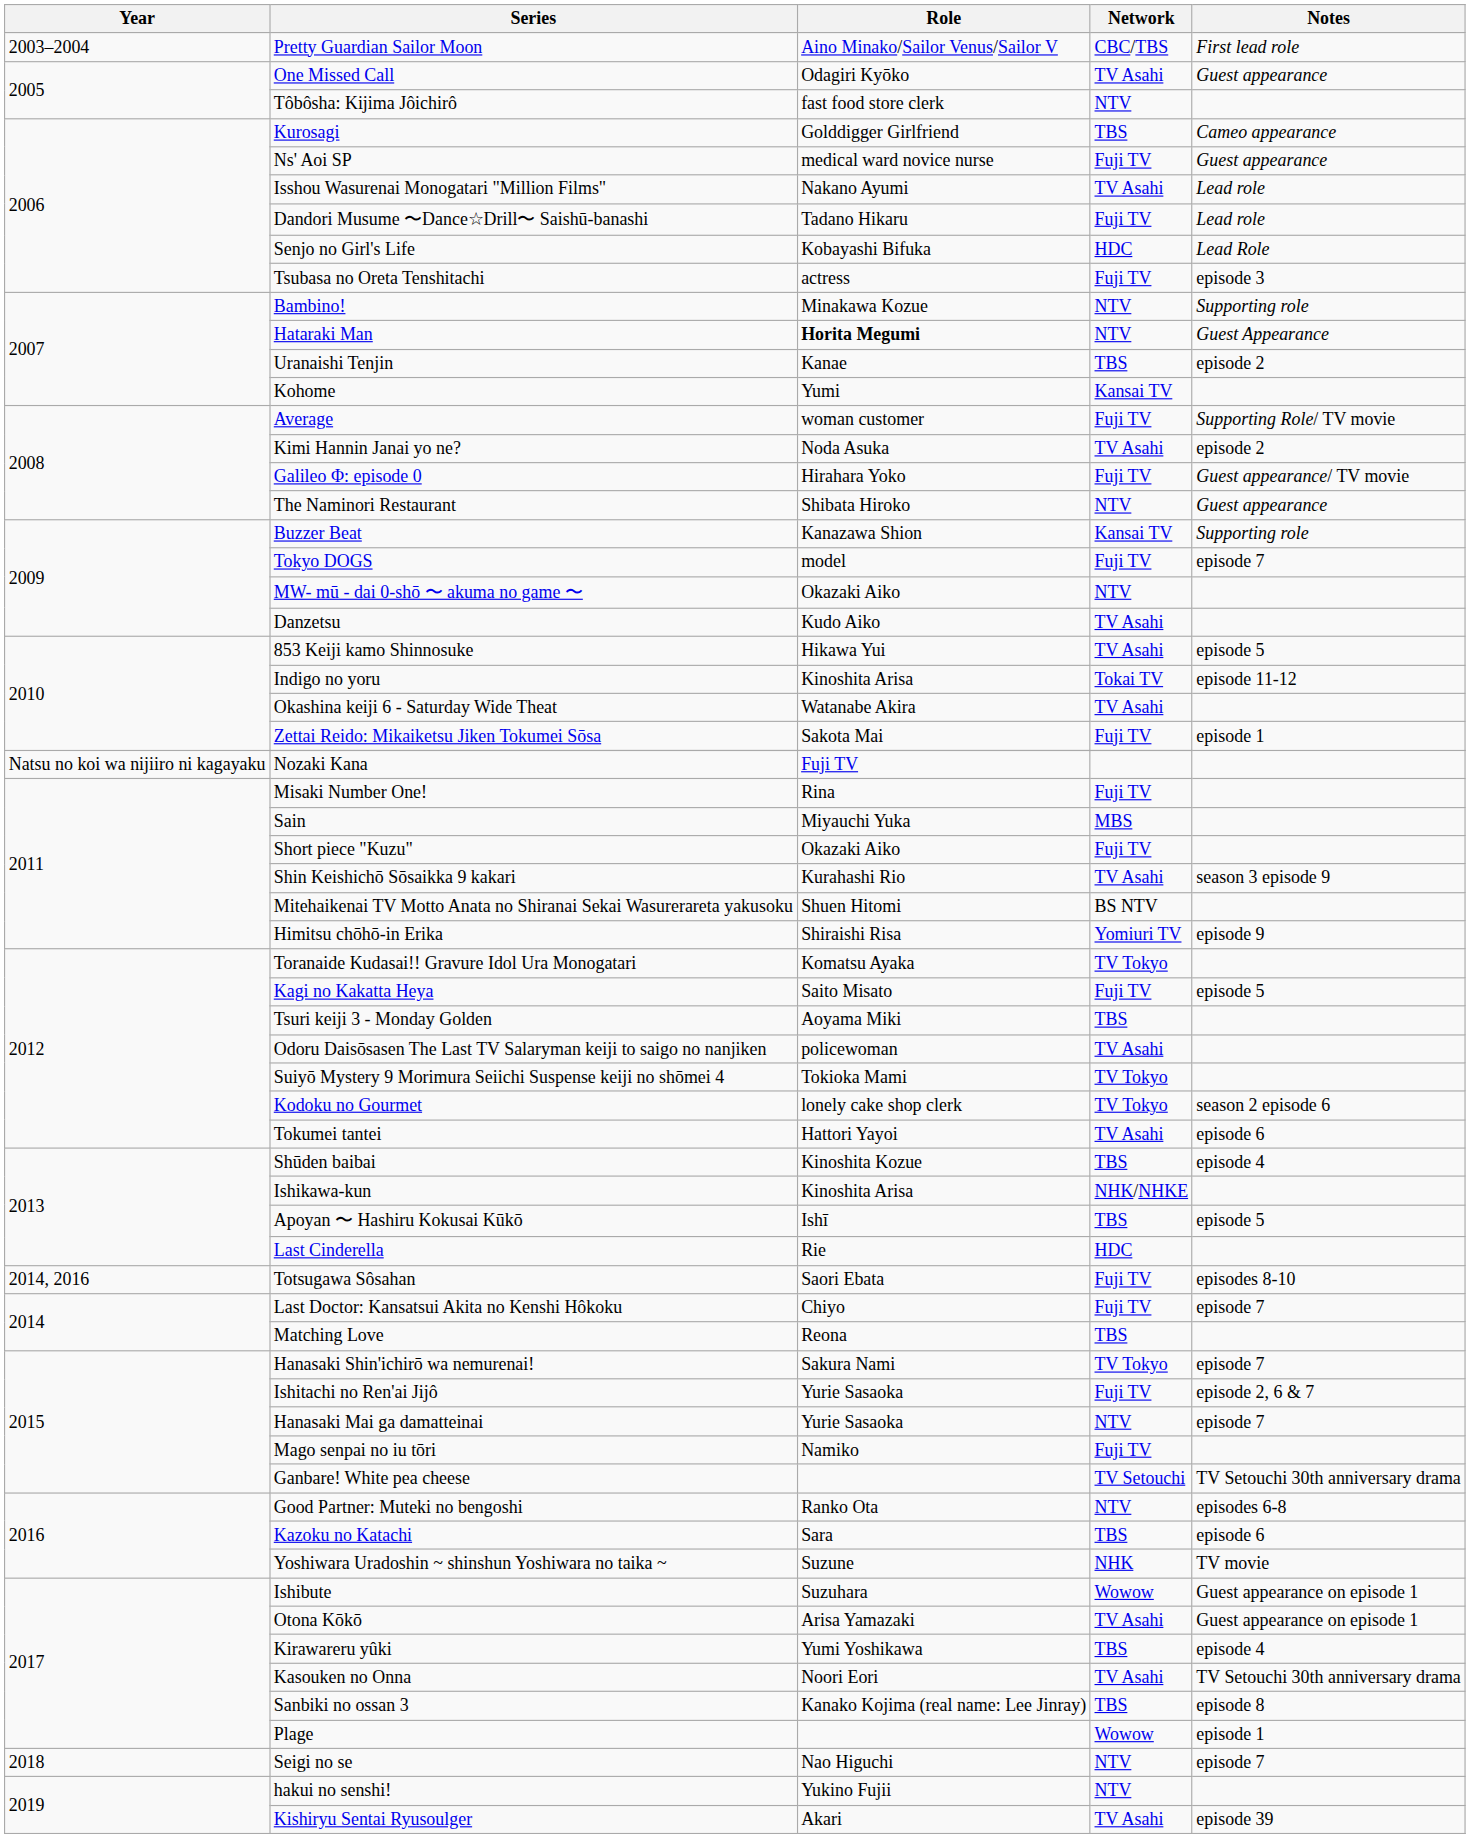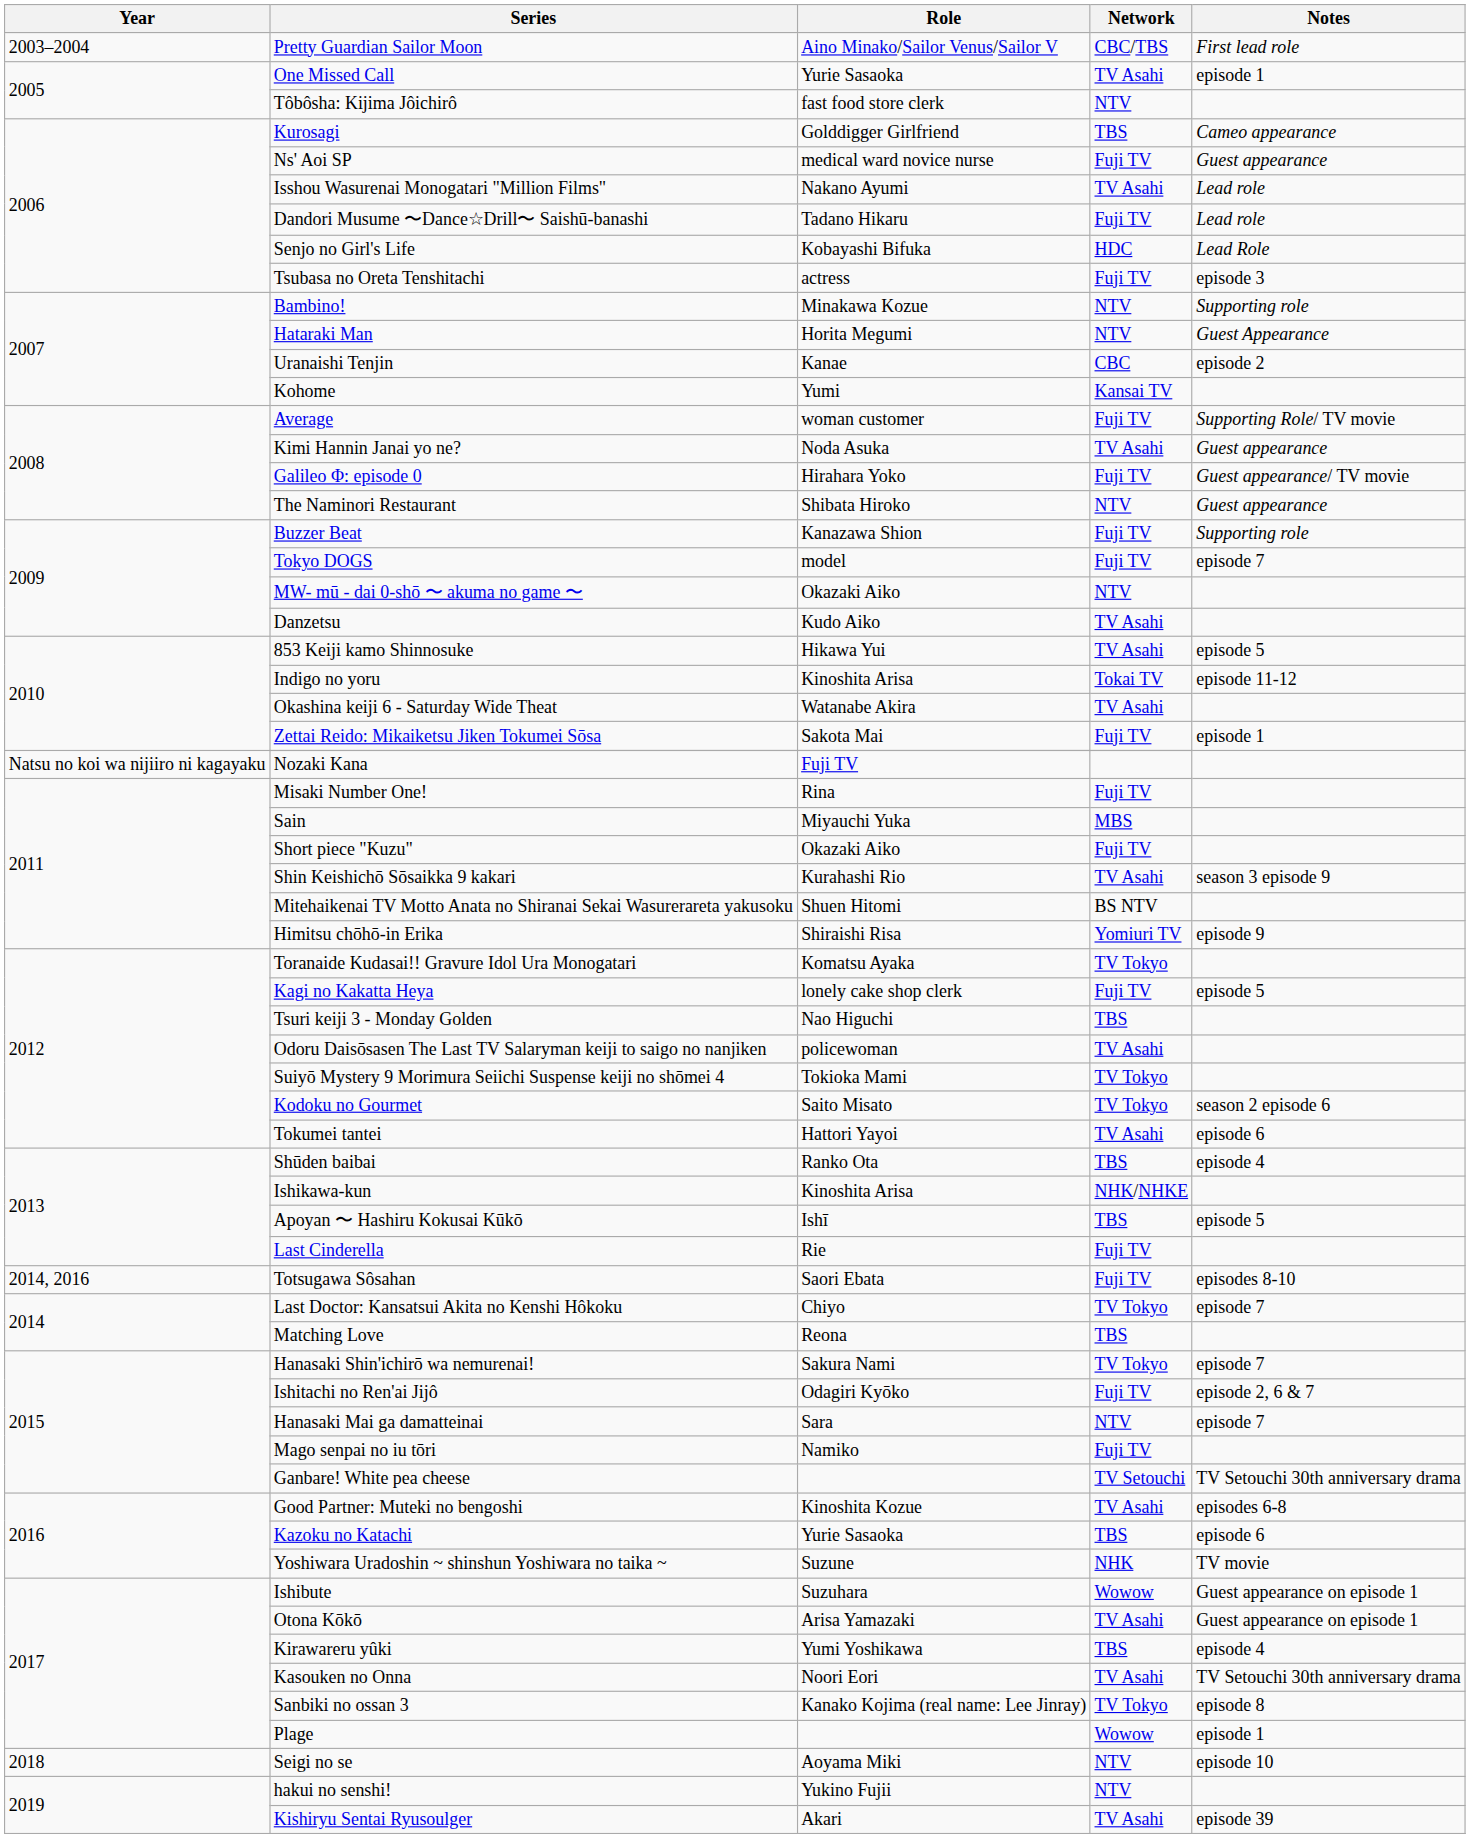(855, 75) Odagiri Kyōko -> (852, 75) Yurie Sasaoka
(1262, 75) Guest appearance -> (1230, 75) episode 1
(861, 334) bold -> (857, 334) normal
(1111, 363) TBS -> (1112, 363) CBC
(1230, 448) episode 2 -> (1262, 448) Guest appearance
(1133, 533) Kansai TV -> (1123, 533) Fuji TV
(847, 991) Saito Misato -> (882, 991) lonely cake shop clerk
(851, 1020) Aoyama Miki -> (847, 1020) Nao Higuchi
(882, 1105) lonely cake shop clerk -> (847, 1105) Saito Misato
(862, 1162) Kinoshita Kozue -> (840, 1162) Ranko Ota
(1113, 1250) HDC -> (1123, 1250) Fuji TV
(1123, 1307) Fuji TV -> (1131, 1307) TV Tokyo
(852, 1392) Yurie Sasaoka -> (855, 1392) Odagiri Kyōko
(852, 1421) Yurie Sasaoka -> (817, 1421) Sara
(840, 1506) Ranko Ota -> (862, 1506) Kinoshita Kozue
(1113, 1506) NTV -> (1129, 1506) TV Asahi
(817, 1535) Sara -> (852, 1535) Yurie Sasaoka
(1111, 1705) TBS -> (1131, 1705) TV Tokyo
(847, 1762) Nao Higuchi -> (851, 1762) Aoyama Miki
(1230, 1762) episode 7 -> (1235, 1762) episode 10
